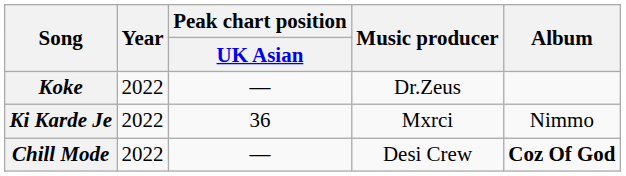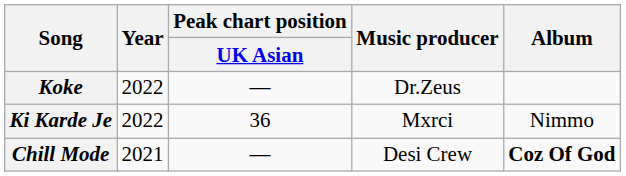(143, 154) 2022 -> (143, 154) 2021
